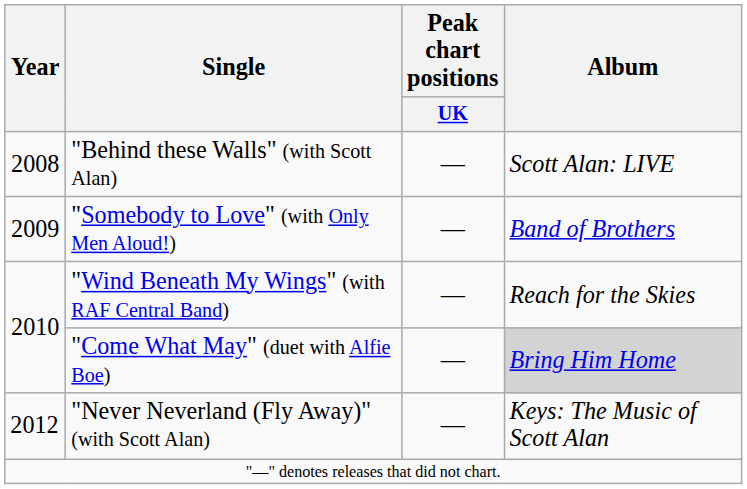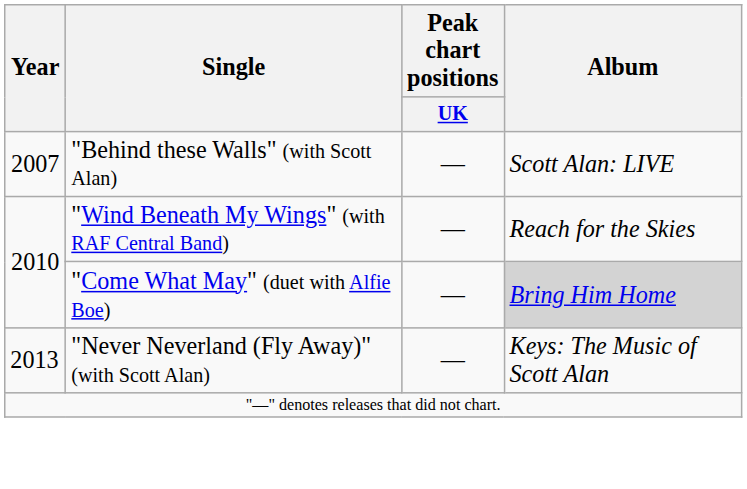(35, 163) 2008 -> (35, 163) 2007
- row: (220, 229)
(34, 425) 2012 -> (34, 360) 2013
